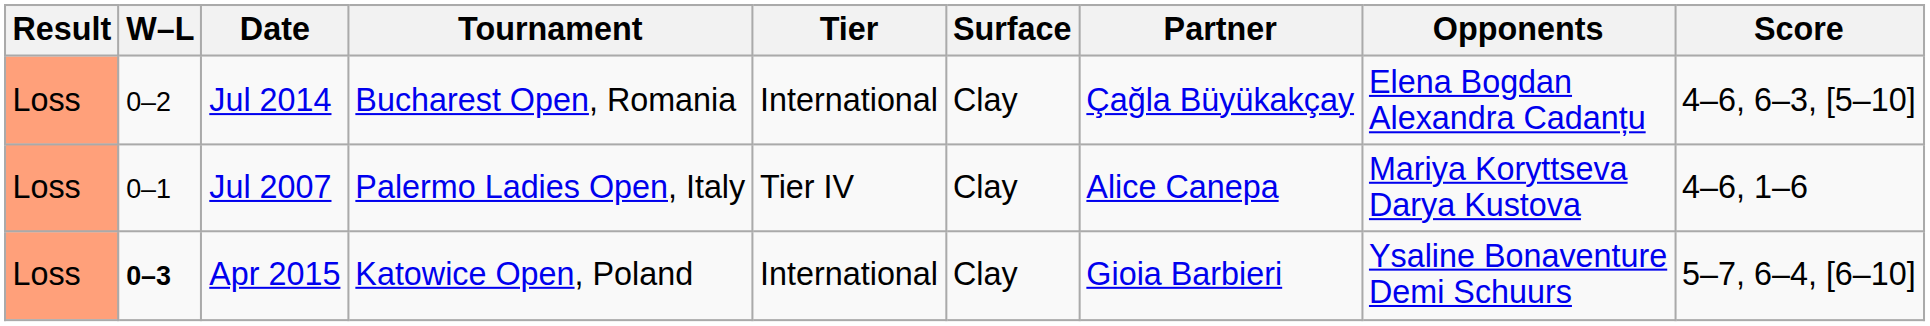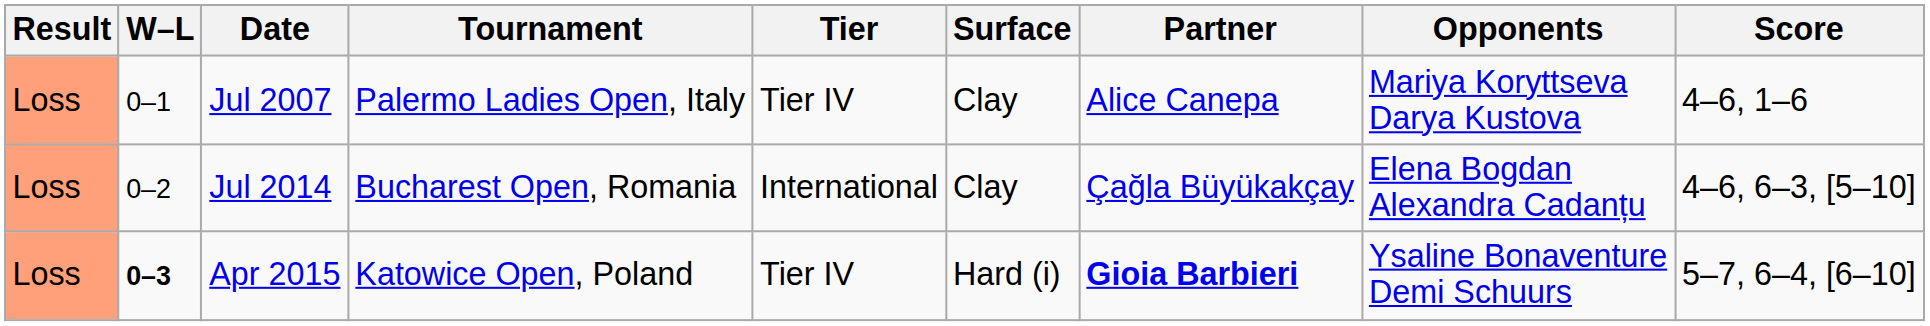rows swapped: (270, 187) <-> (270, 99)
(849, 274) International -> (807, 274) Tier IV
(985, 274) Clay -> (1007, 274) Hard (i)
(1184, 274) normal -> (1192, 274) bold
